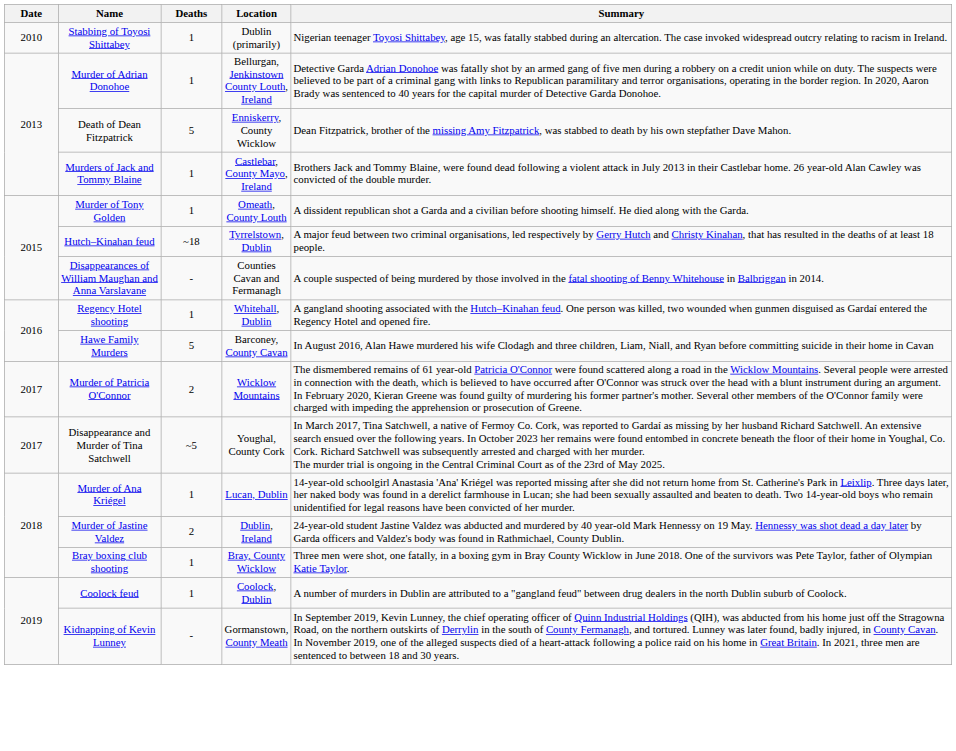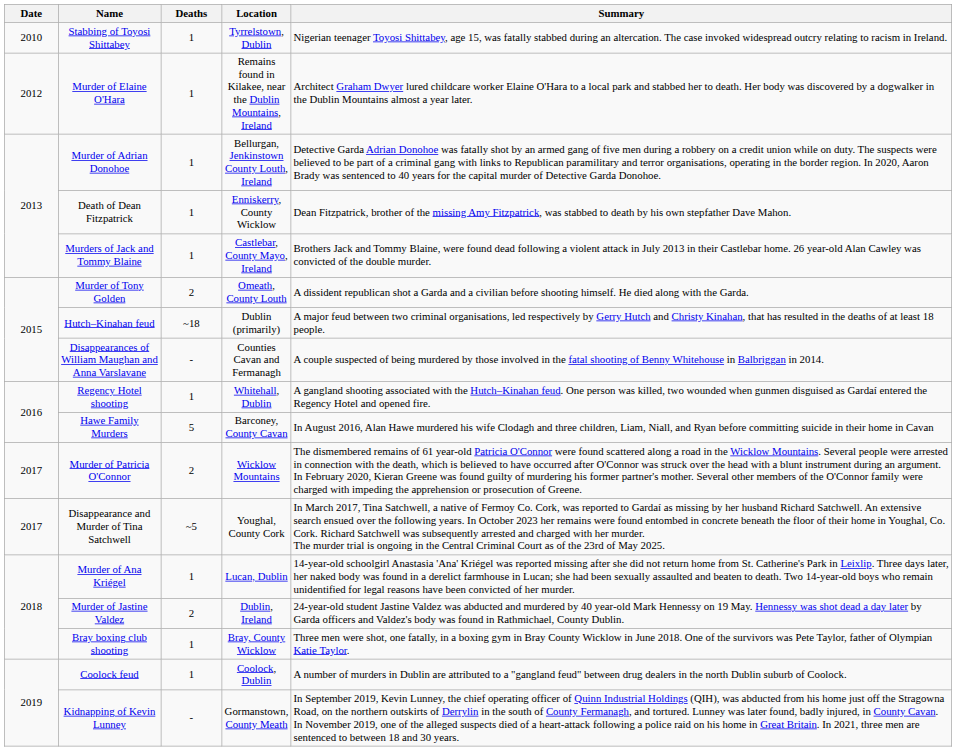(257, 37) Dublin (primarily) -> (257, 37) Tyrrelstown, Dublin
+ row: (109, 94)
(191, 130) 5 -> (191, 212) 1
(191, 211) 1 -> (191, 292) 2
(257, 241) Tyrrelstown, Dublin -> (257, 323) Dublin (primarily)
